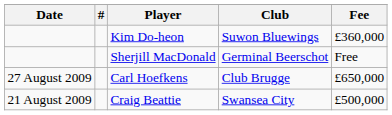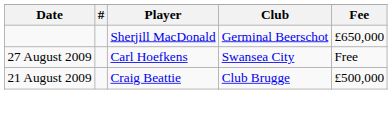- row: (147, 36)
(346, 57) Free -> (359, 36) £650,000
(256, 78) Club Brugge -> (258, 57) Swansea City
(359, 78) £650,000 -> (346, 57) Free
(258, 99) Swansea City -> (256, 78) Club Brugge
